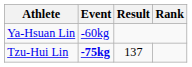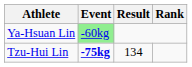(95, 33) no background -> (95, 33) lightgreen background
(133, 52) 137 -> (133, 52) 134
